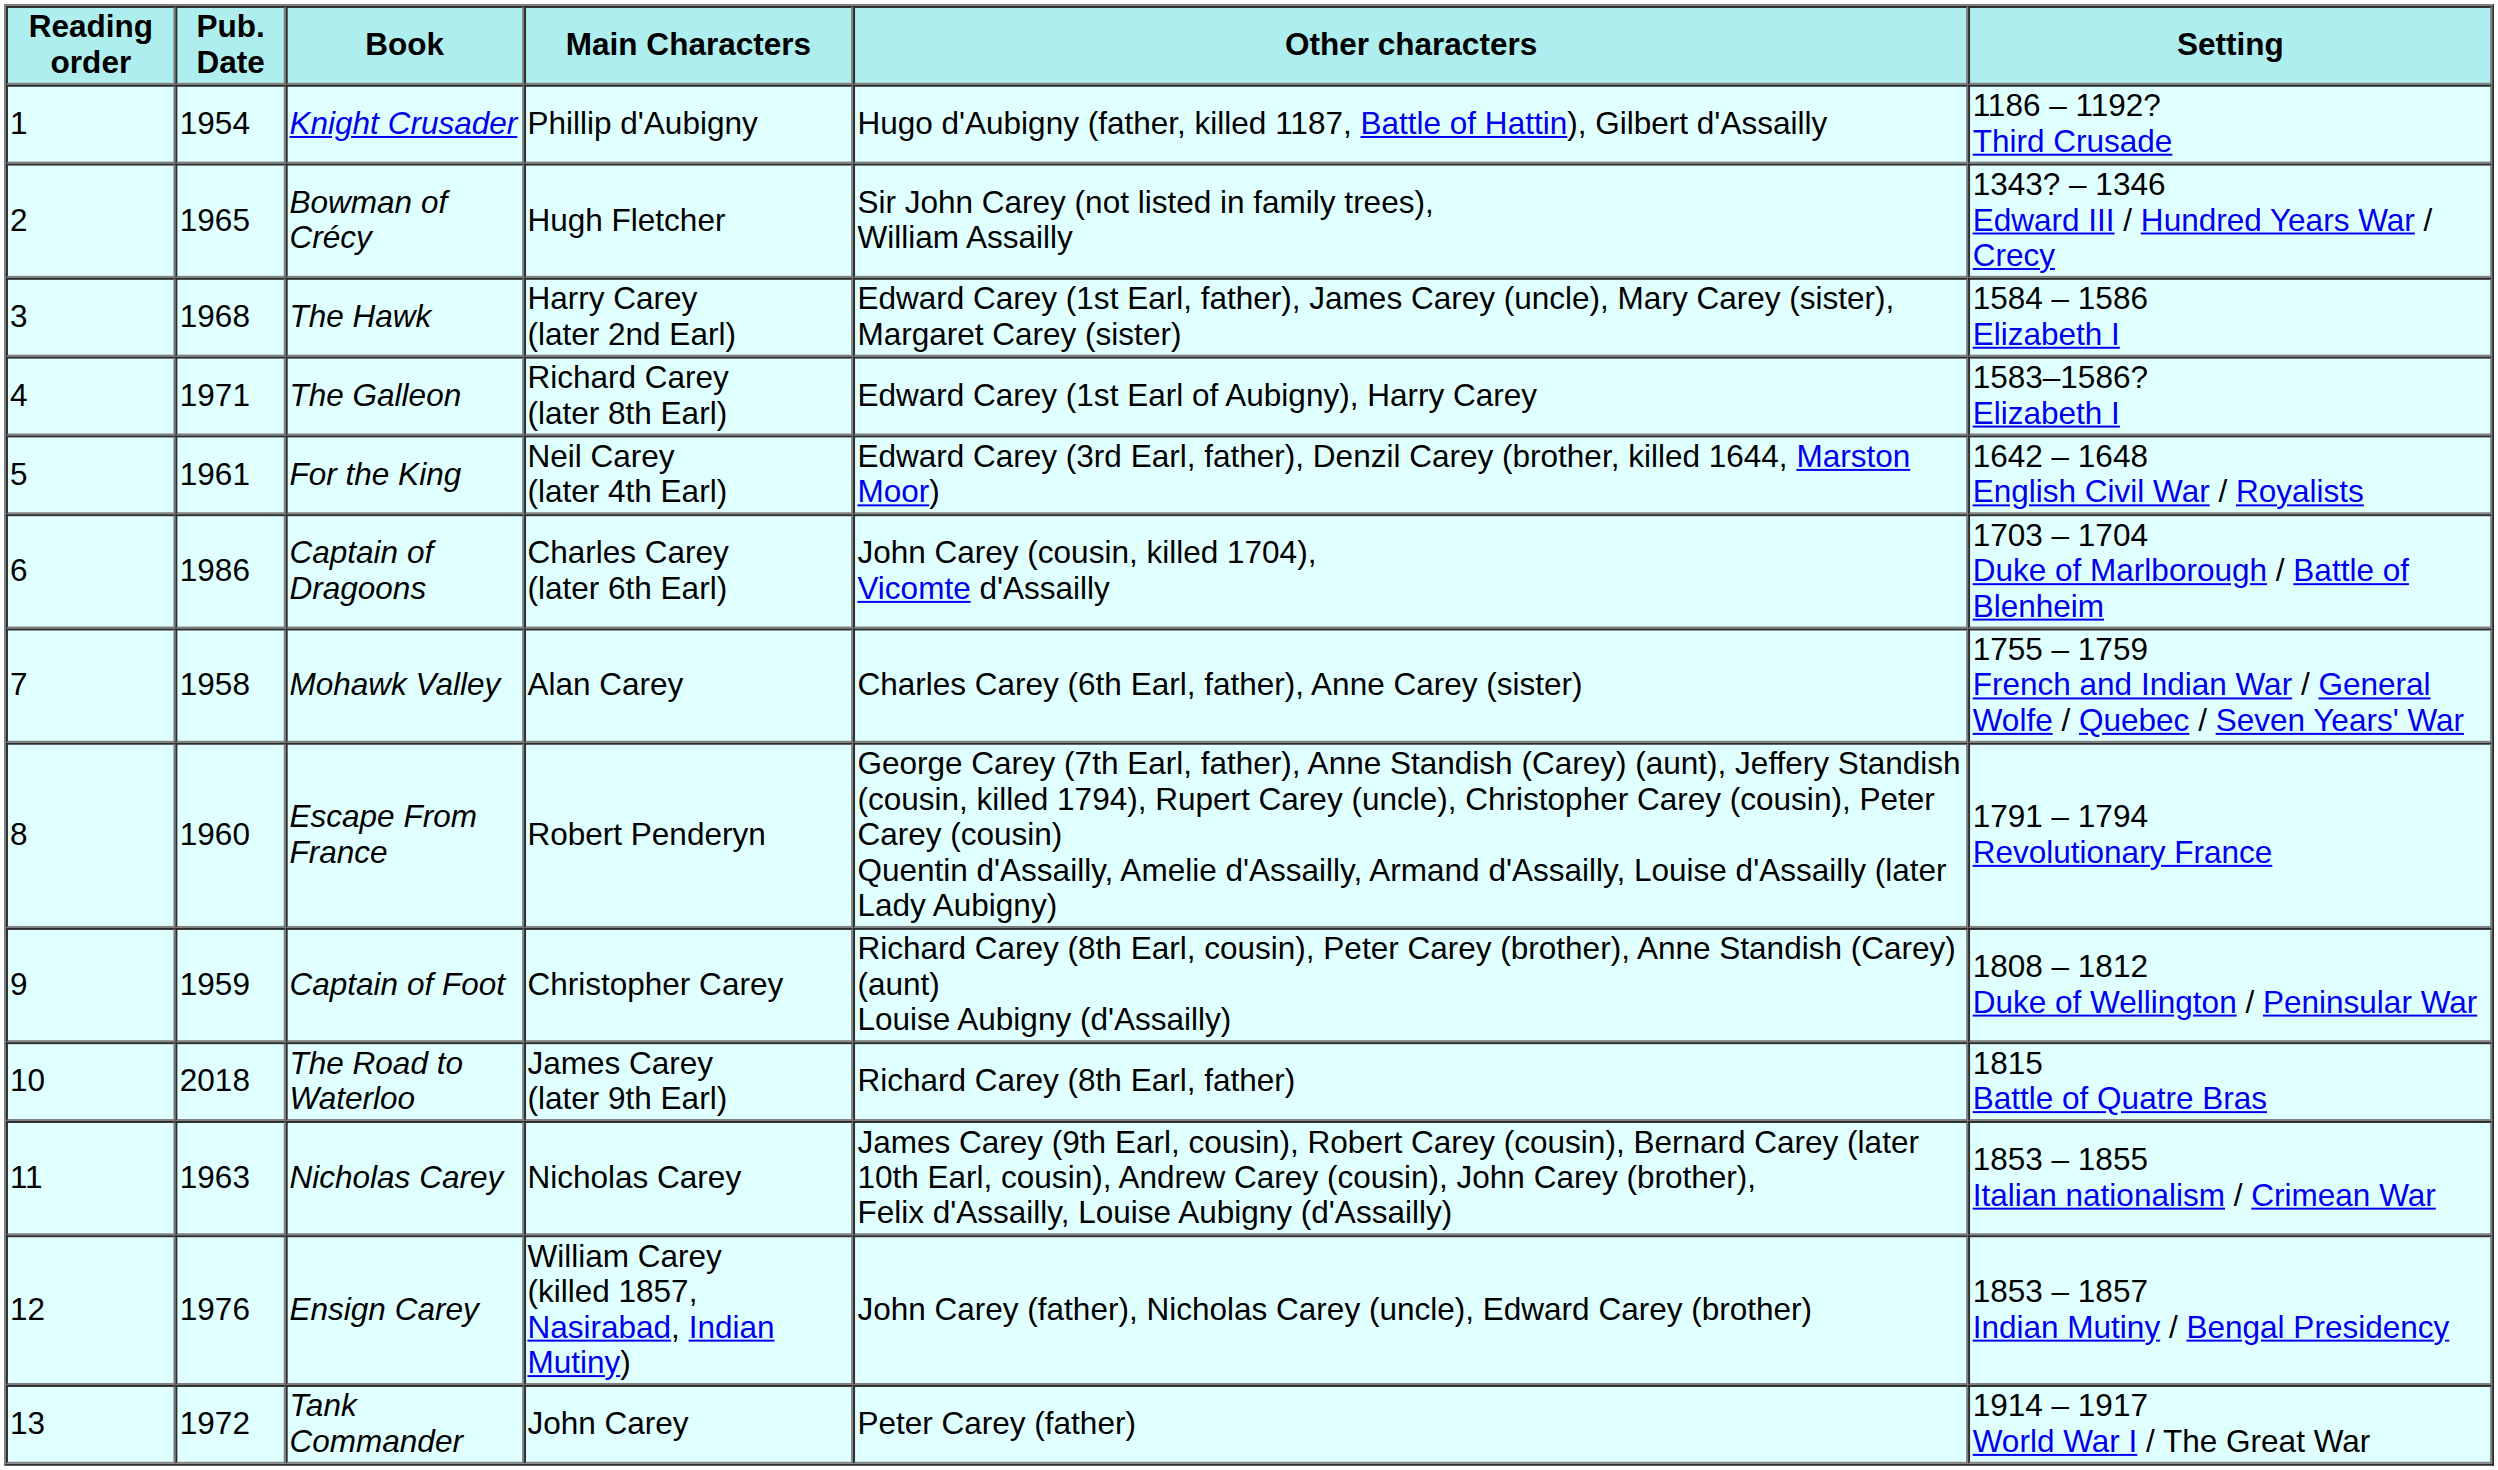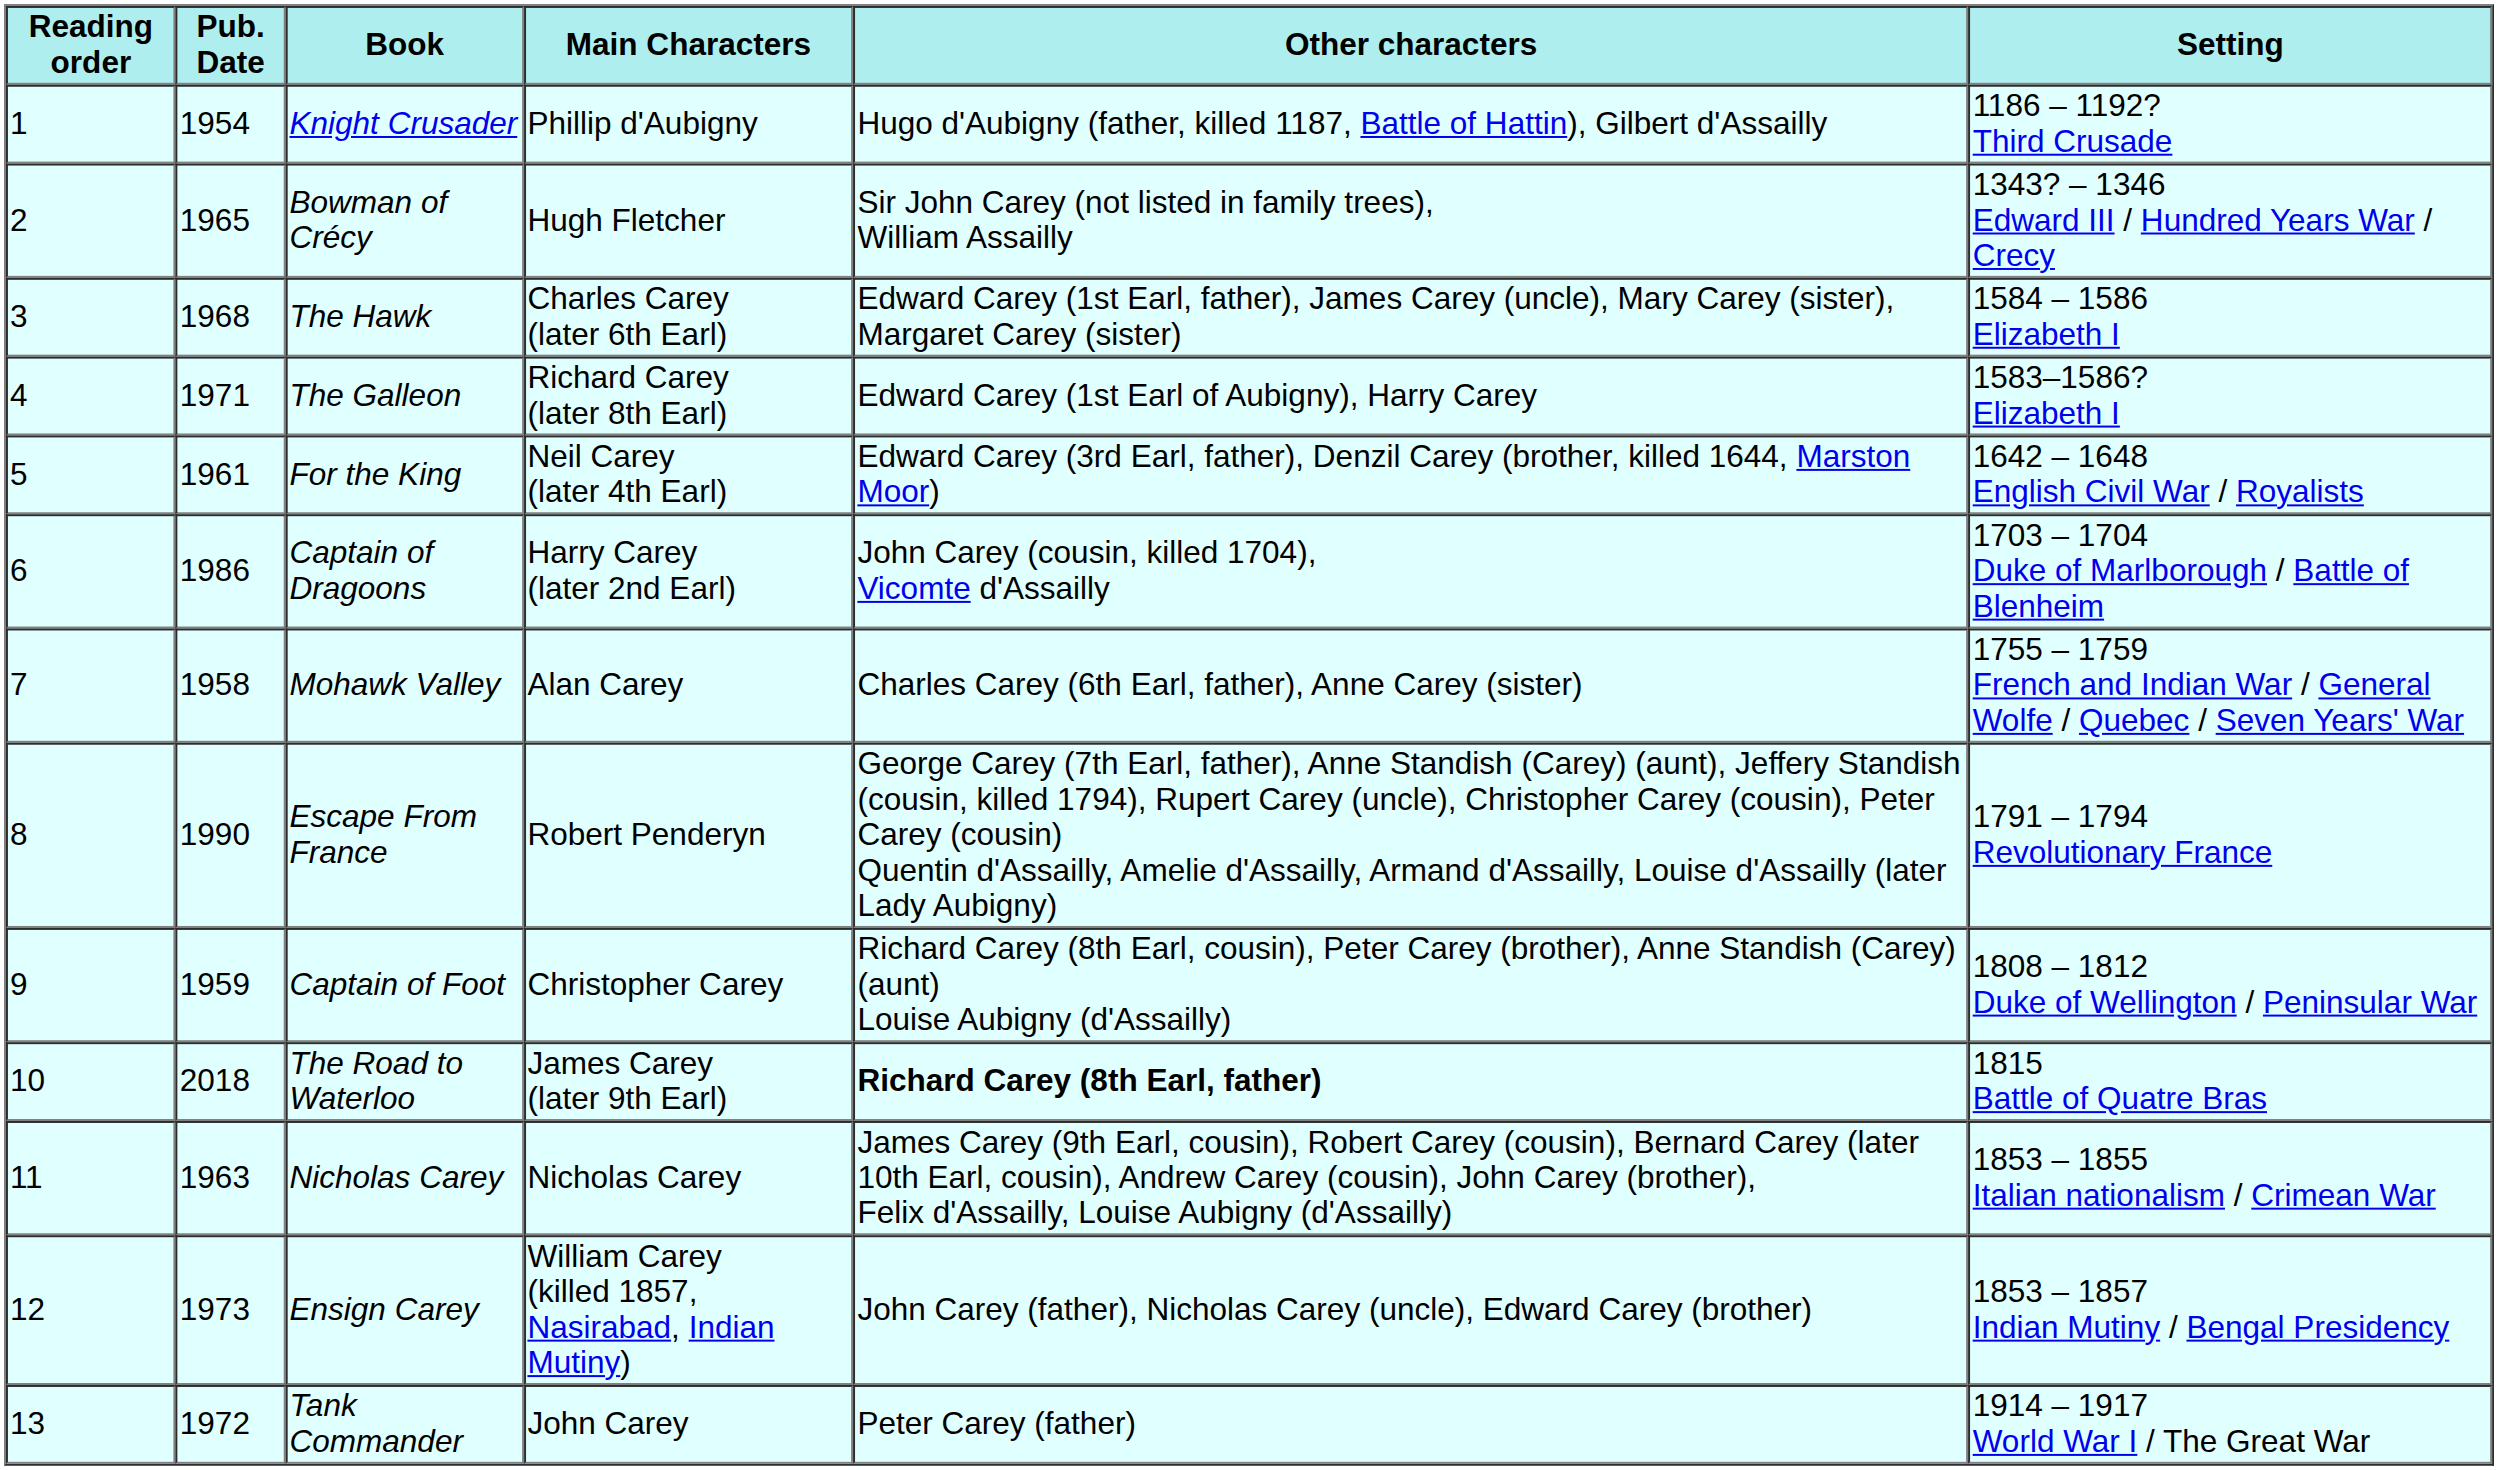(632, 316) Harry Carey (later 2nd Earl) -> (628, 316) Charles Carey (later 6th Earl)
(628, 570) Charles Carey (later 6th Earl) -> (632, 570) Harry Carey (later 2nd Earl)
(215, 834) 1960 -> (215, 834) 1990
(1076, 1081) normal -> (1089, 1081) bold
(215, 1309) 1976 -> (215, 1309) 1973
